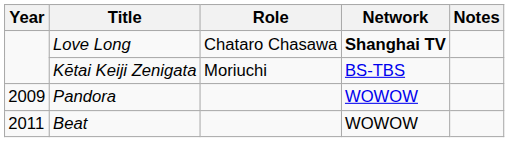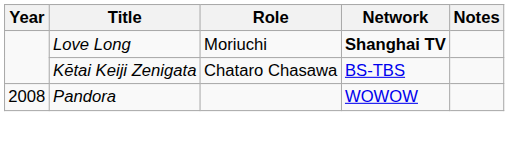(271, 44) Chataro Chasawa -> (236, 44) Moriuchi
(236, 70) Moriuchi -> (271, 70) Chataro Chasawa
(27, 96) 2009 -> (27, 96) 2008
- row: (70, 123)
